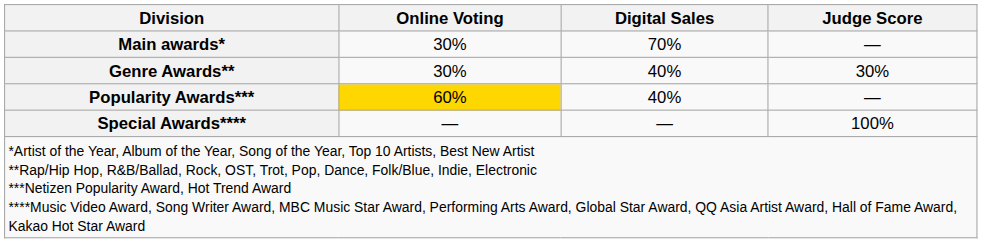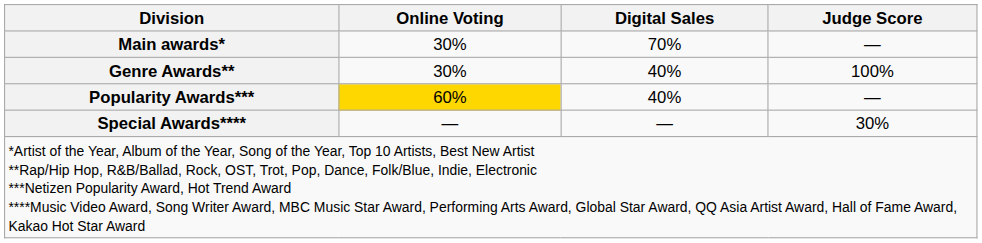(872, 71) 30% -> (872, 71) 100%
(872, 124) 100% -> (872, 124) 30%
